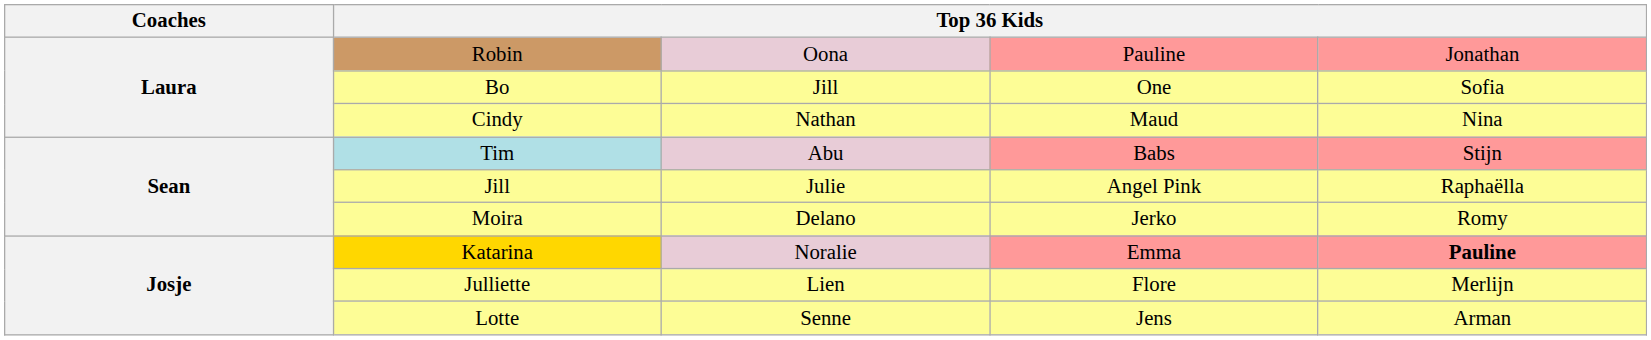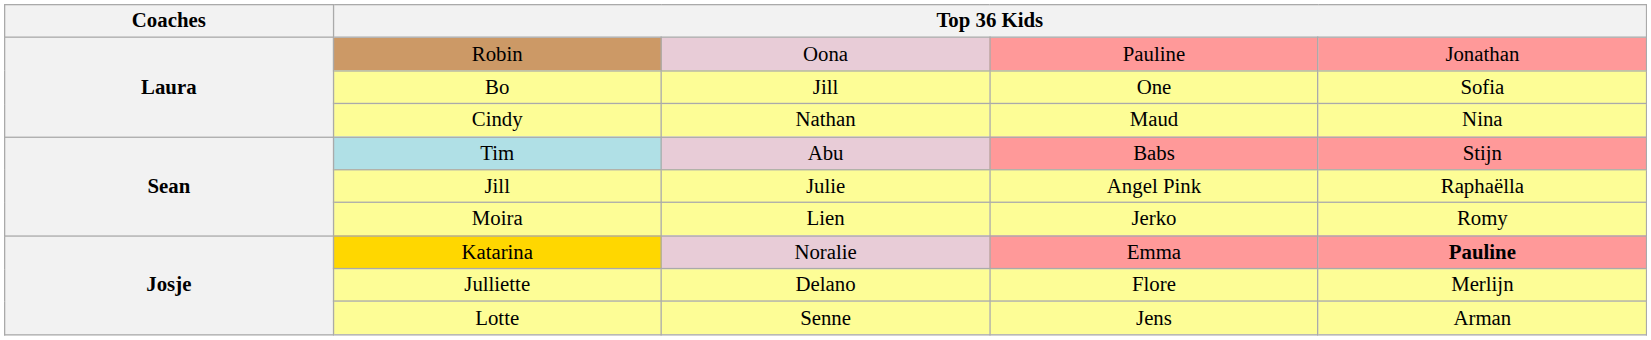(826, 218) Delano -> (826, 218) Lien
(826, 284) Lien -> (826, 284) Delano
